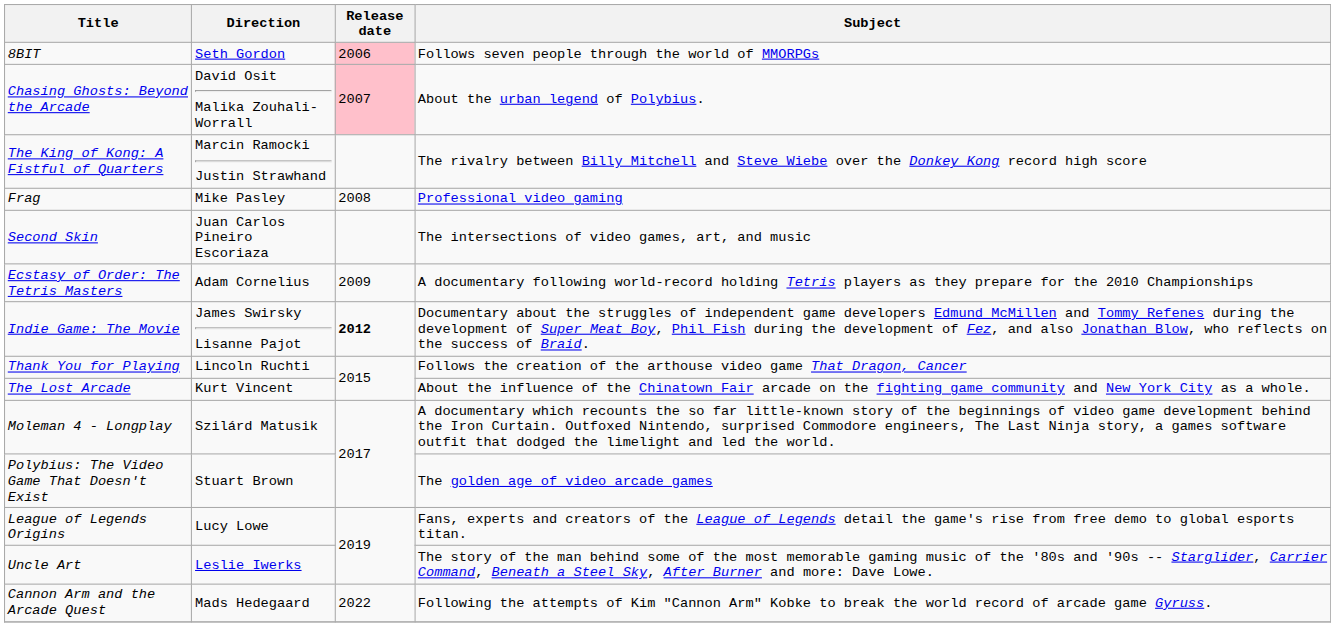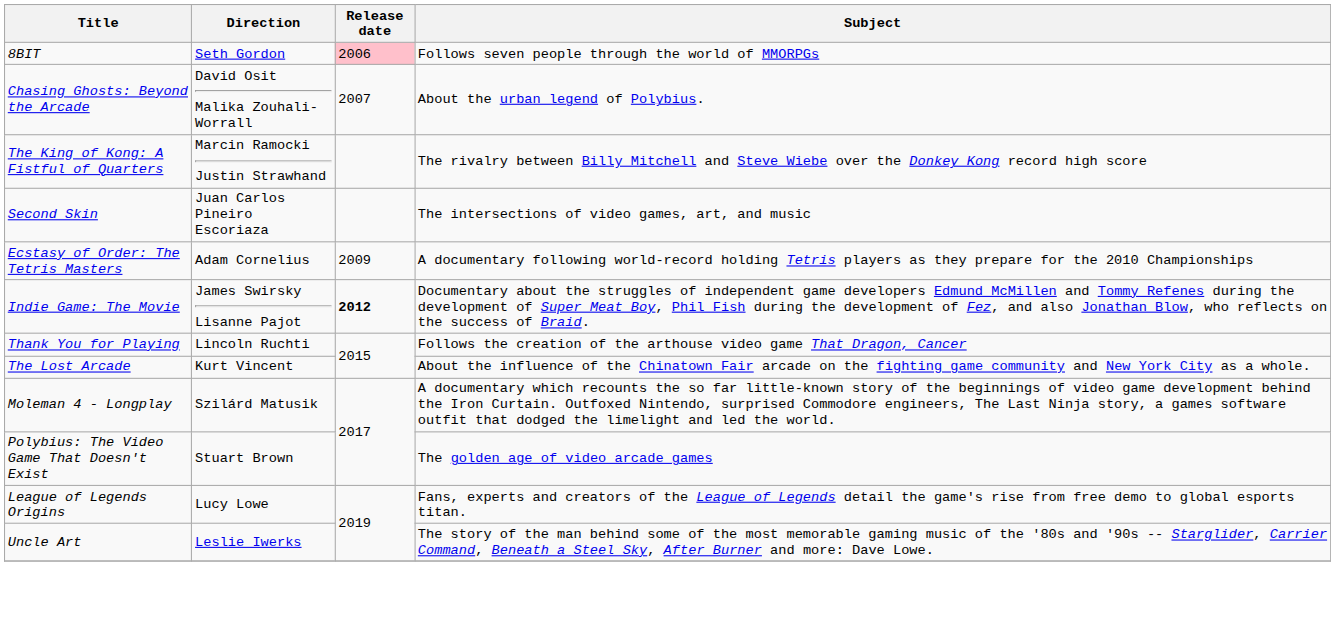(355, 100) pink background -> (355, 100) no background
- row: (24, 199)
- row: (82, 603)
